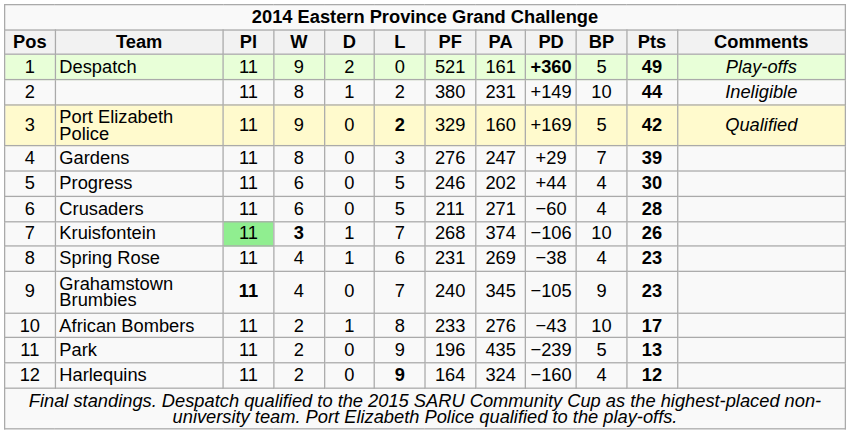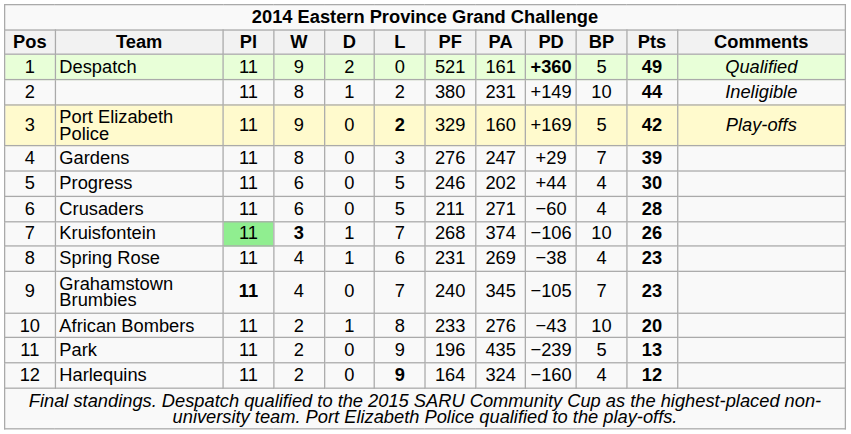(761, 67) Play-offs -> (761, 67) Qualified
(761, 125) Qualified -> (761, 125) Play-offs
(602, 292) 9 -> (602, 292) 7
(652, 325) 17 -> (652, 325) 20
